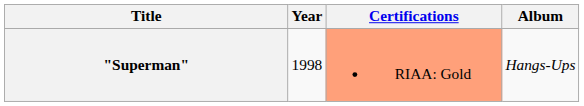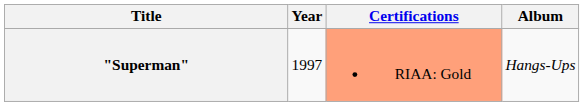(307, 65) 1998 -> (307, 65) 1997
